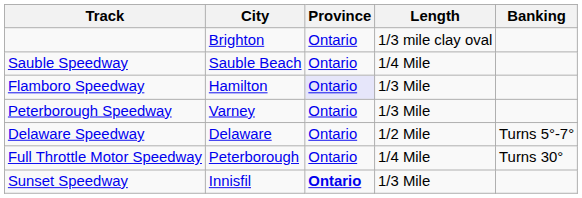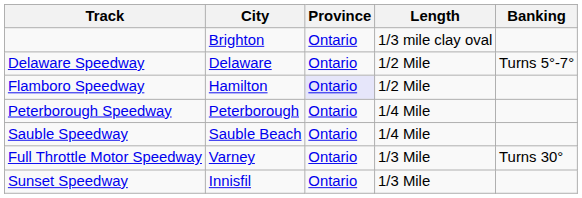rows swapped: (76, 134) <-> (68, 63)
(404, 87) 1/3 Mile -> (404, 87) 1/2 Mile
(232, 110) Varney -> (254, 110) Peterborough
(404, 110) 1/3 Mile -> (404, 110) 1/4 Mile
(254, 157) Peterborough -> (232, 157) Varney
(404, 157) 1/4 Mile -> (404, 157) 1/3 Mile
(335, 181) bold -> (333, 181) normal
